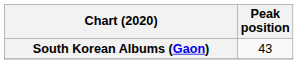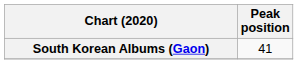(265, 48) 43 -> (265, 48) 41
